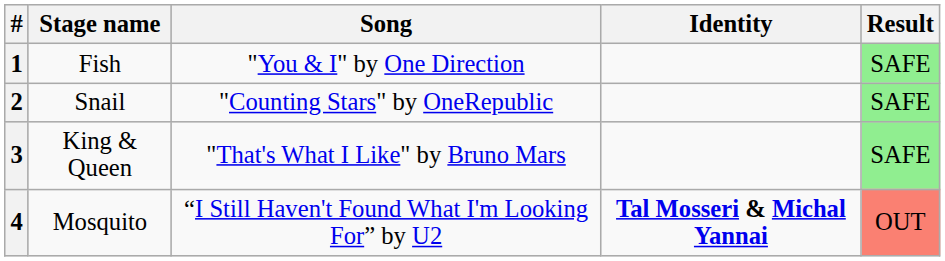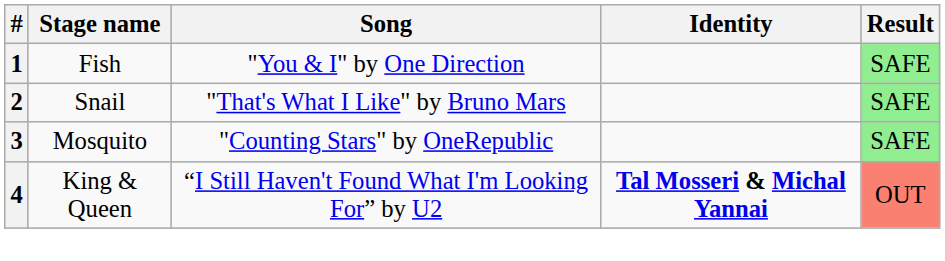(386, 102) "Counting Stars" by OneRepublic -> (386, 102) "That's What I Like" by Bruno Mars
(100, 155) King & Queen -> (100, 141) Mosquito
(386, 155) "That's What I Like" by Bruno Mars -> (386, 141) "Counting Stars" by OneRepublic
(100, 221) Mosquito -> (100, 194) King & Queen
